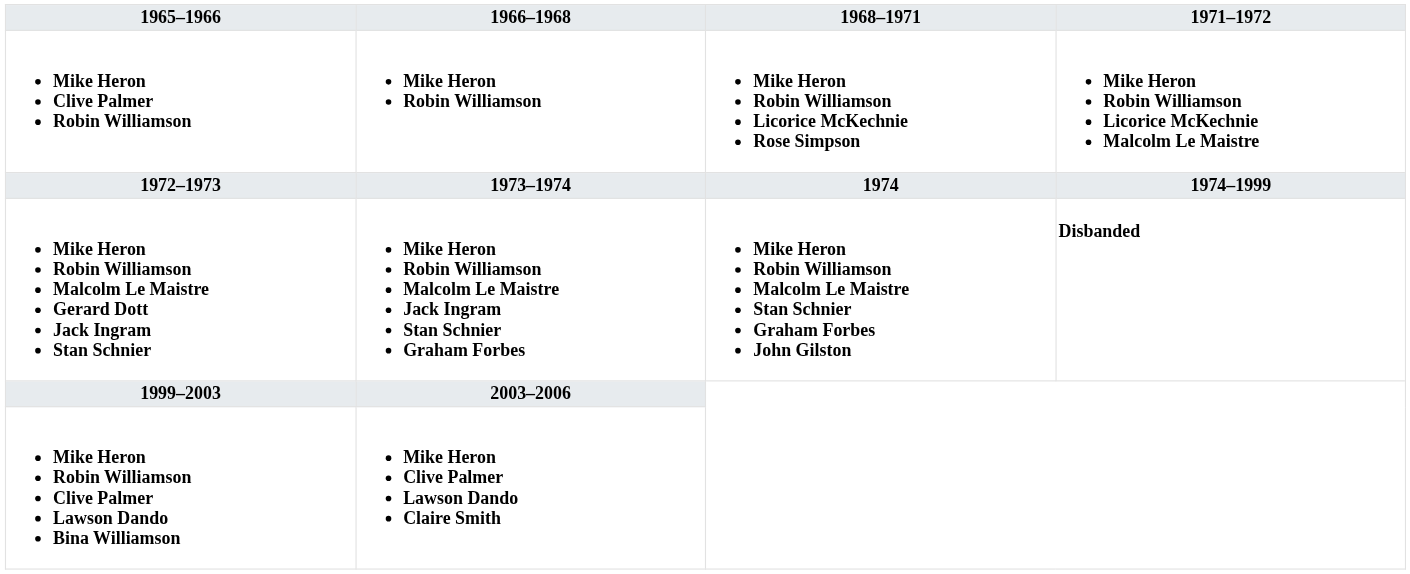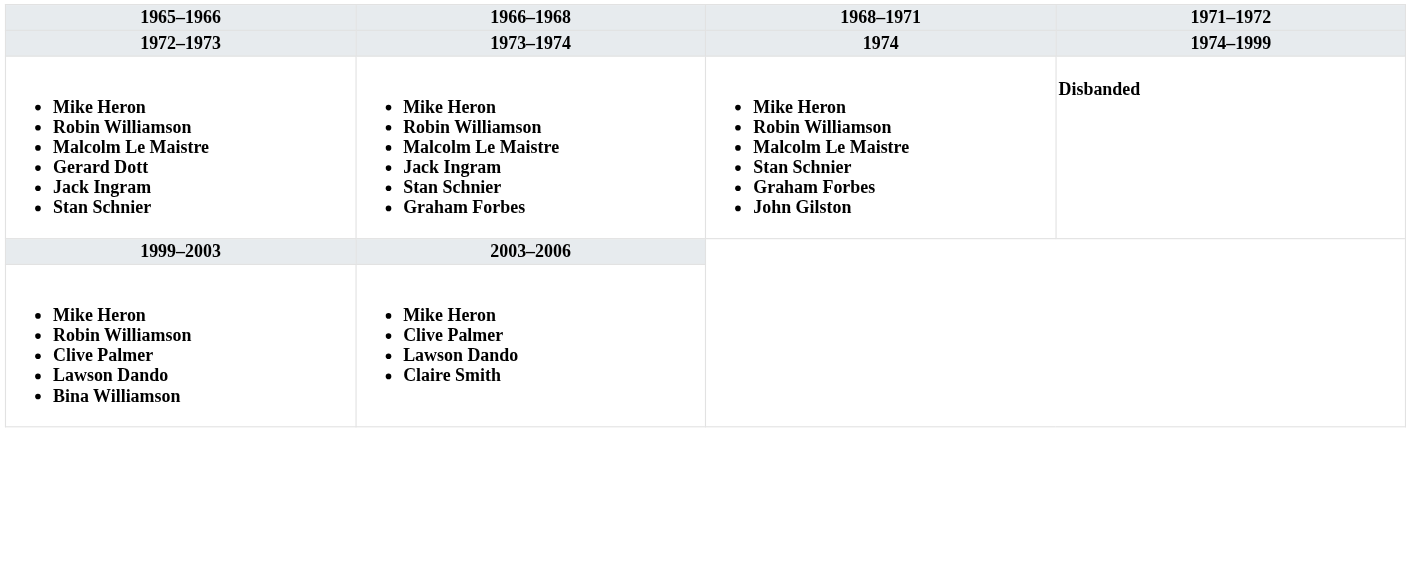- row: (181, 101)
